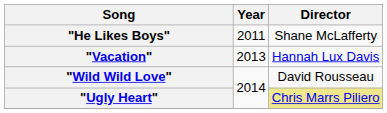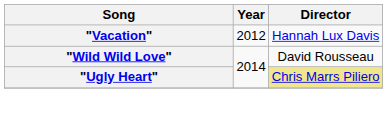- row: (119, 35)
(251, 56) 2013 -> (251, 35) 2012
